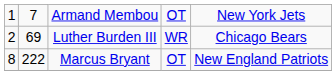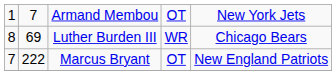(12, 37) 2 -> (12, 37) 8
(12, 59) 8 -> (12, 59) 7
